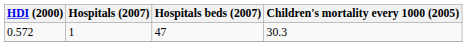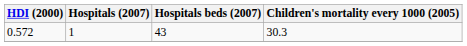(161, 32) 47 -> (161, 32) 43
